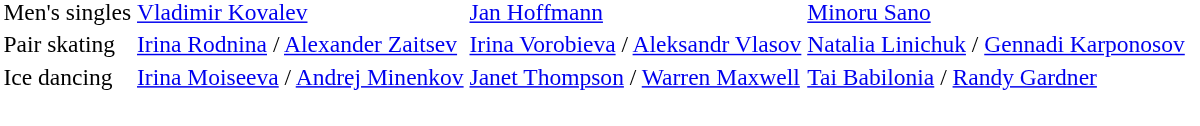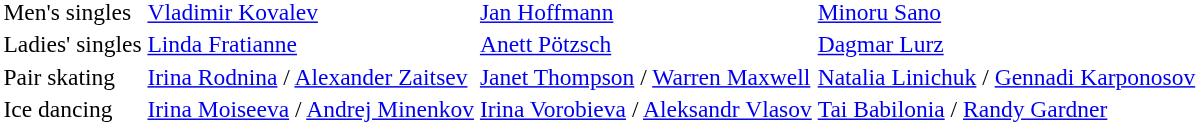+ row: (72, 44)
(635, 44) Irina Vorobieva / Aleksandr Vlasov -> (645, 77) Janet Thompson / Warren Maxwell
(635, 77) Janet Thompson / Warren Maxwell -> (646, 109) Irina Vorobieva / Aleksandr Vlasov
